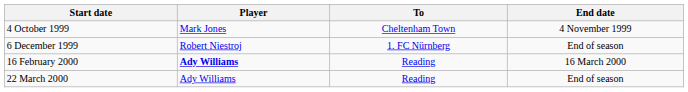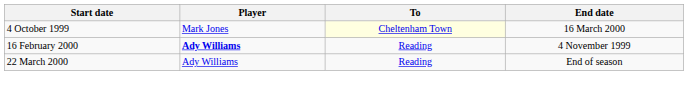(419, 29) no background -> (415, 29) lightyellow background
(595, 29) 4 November 1999 -> (594, 29) 16 March 2000
- row: (42, 46)
(595, 62) 16 March 2000 -> (594, 46) 4 November 1999
